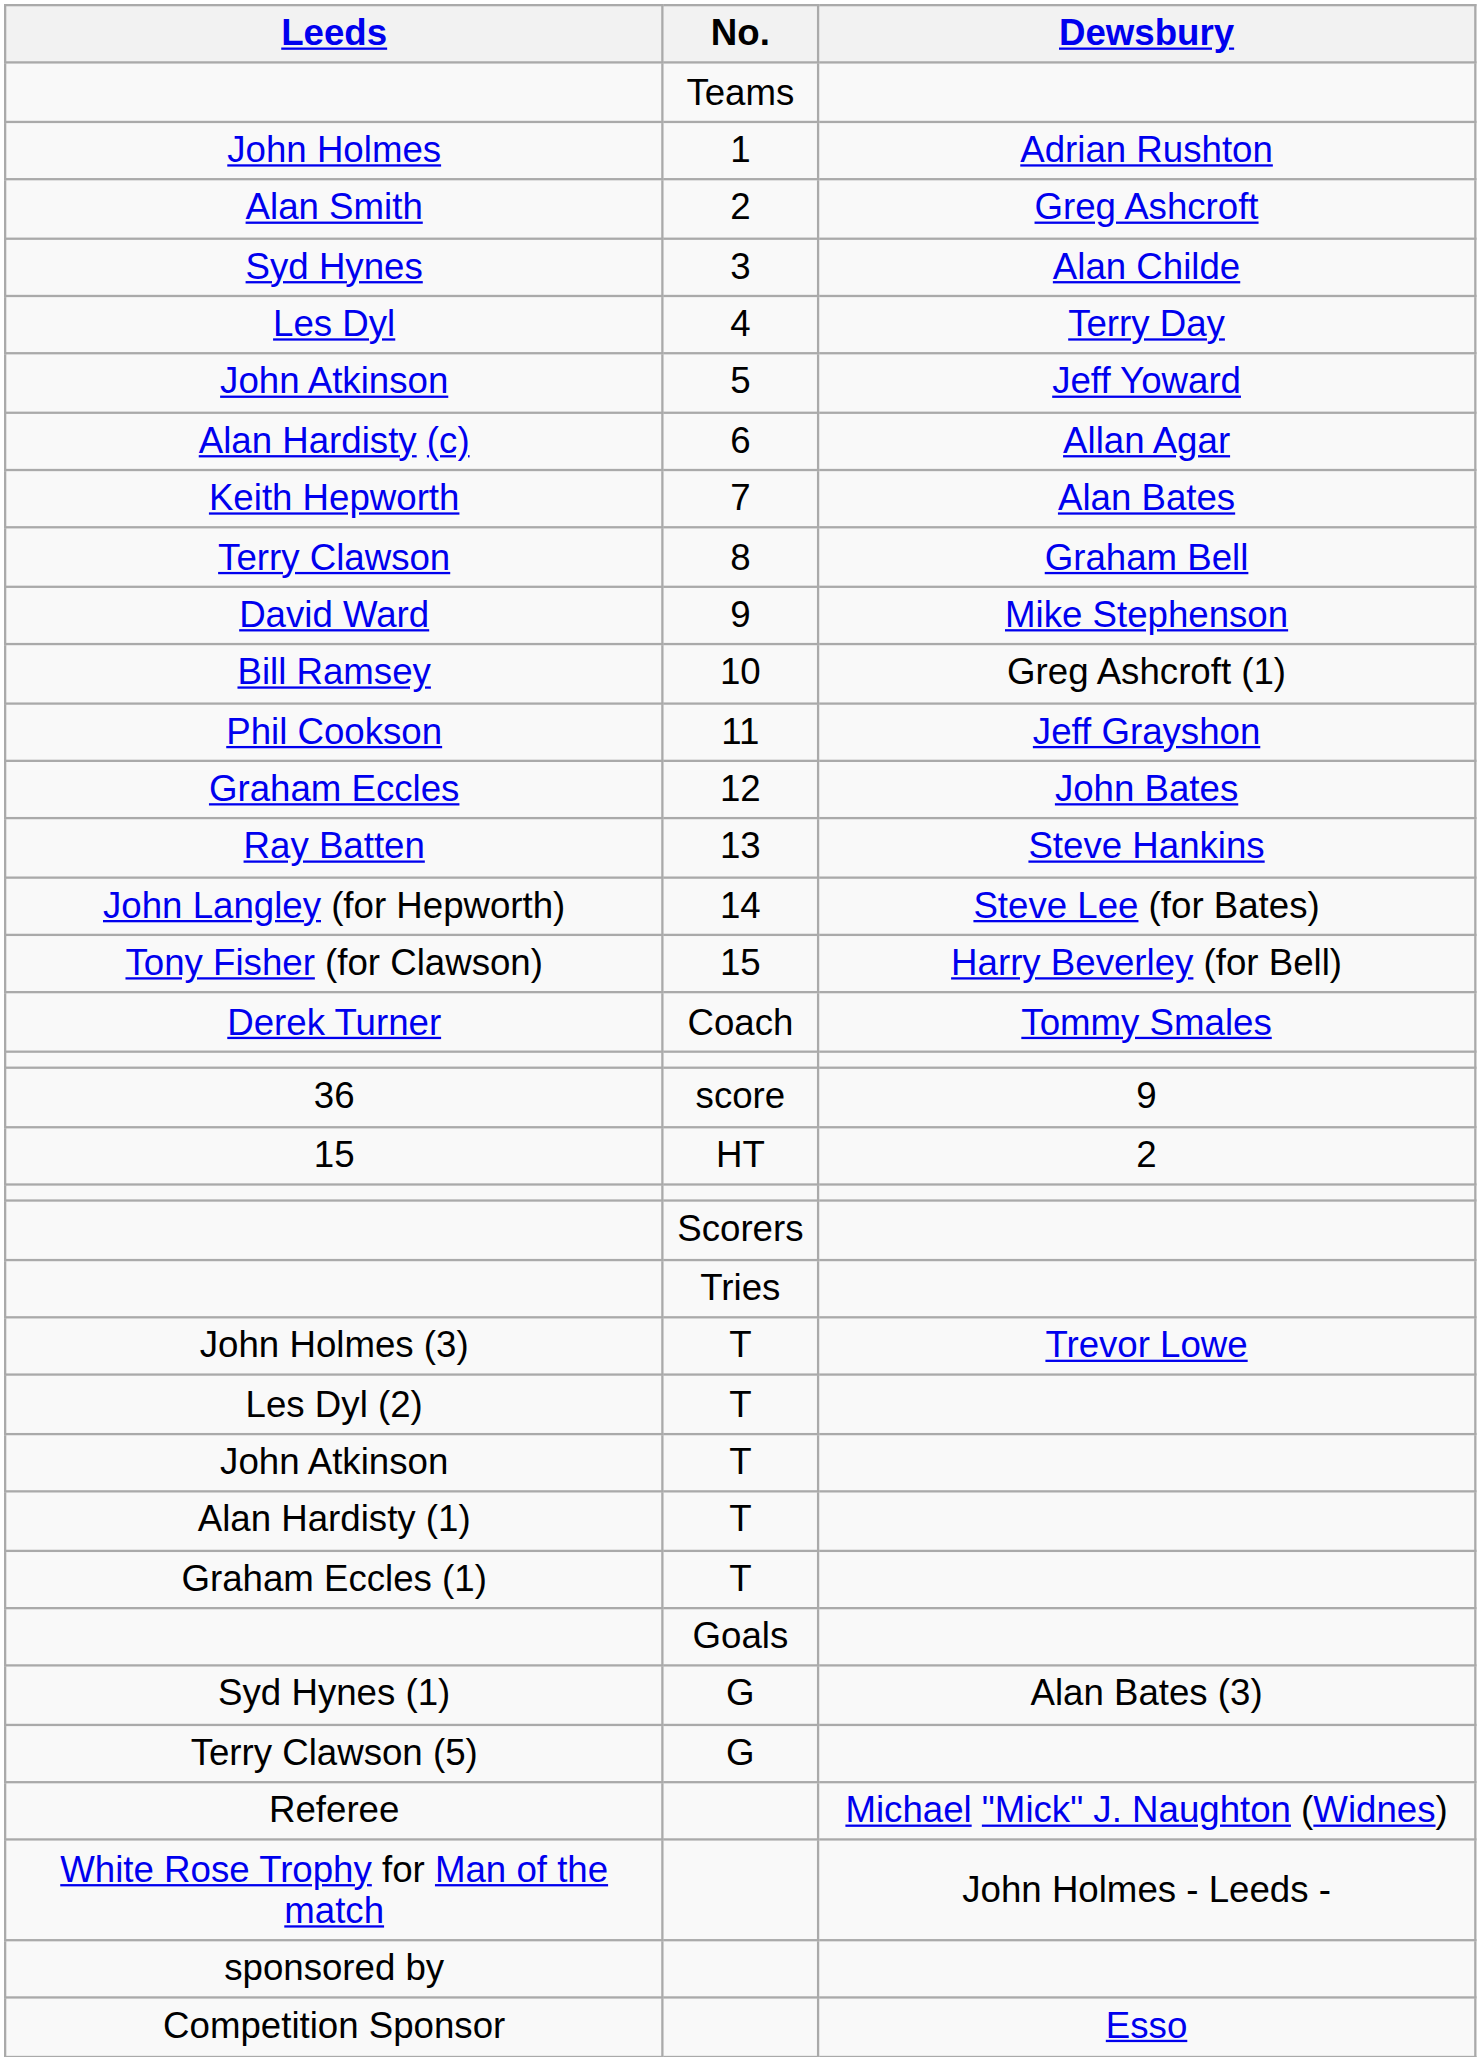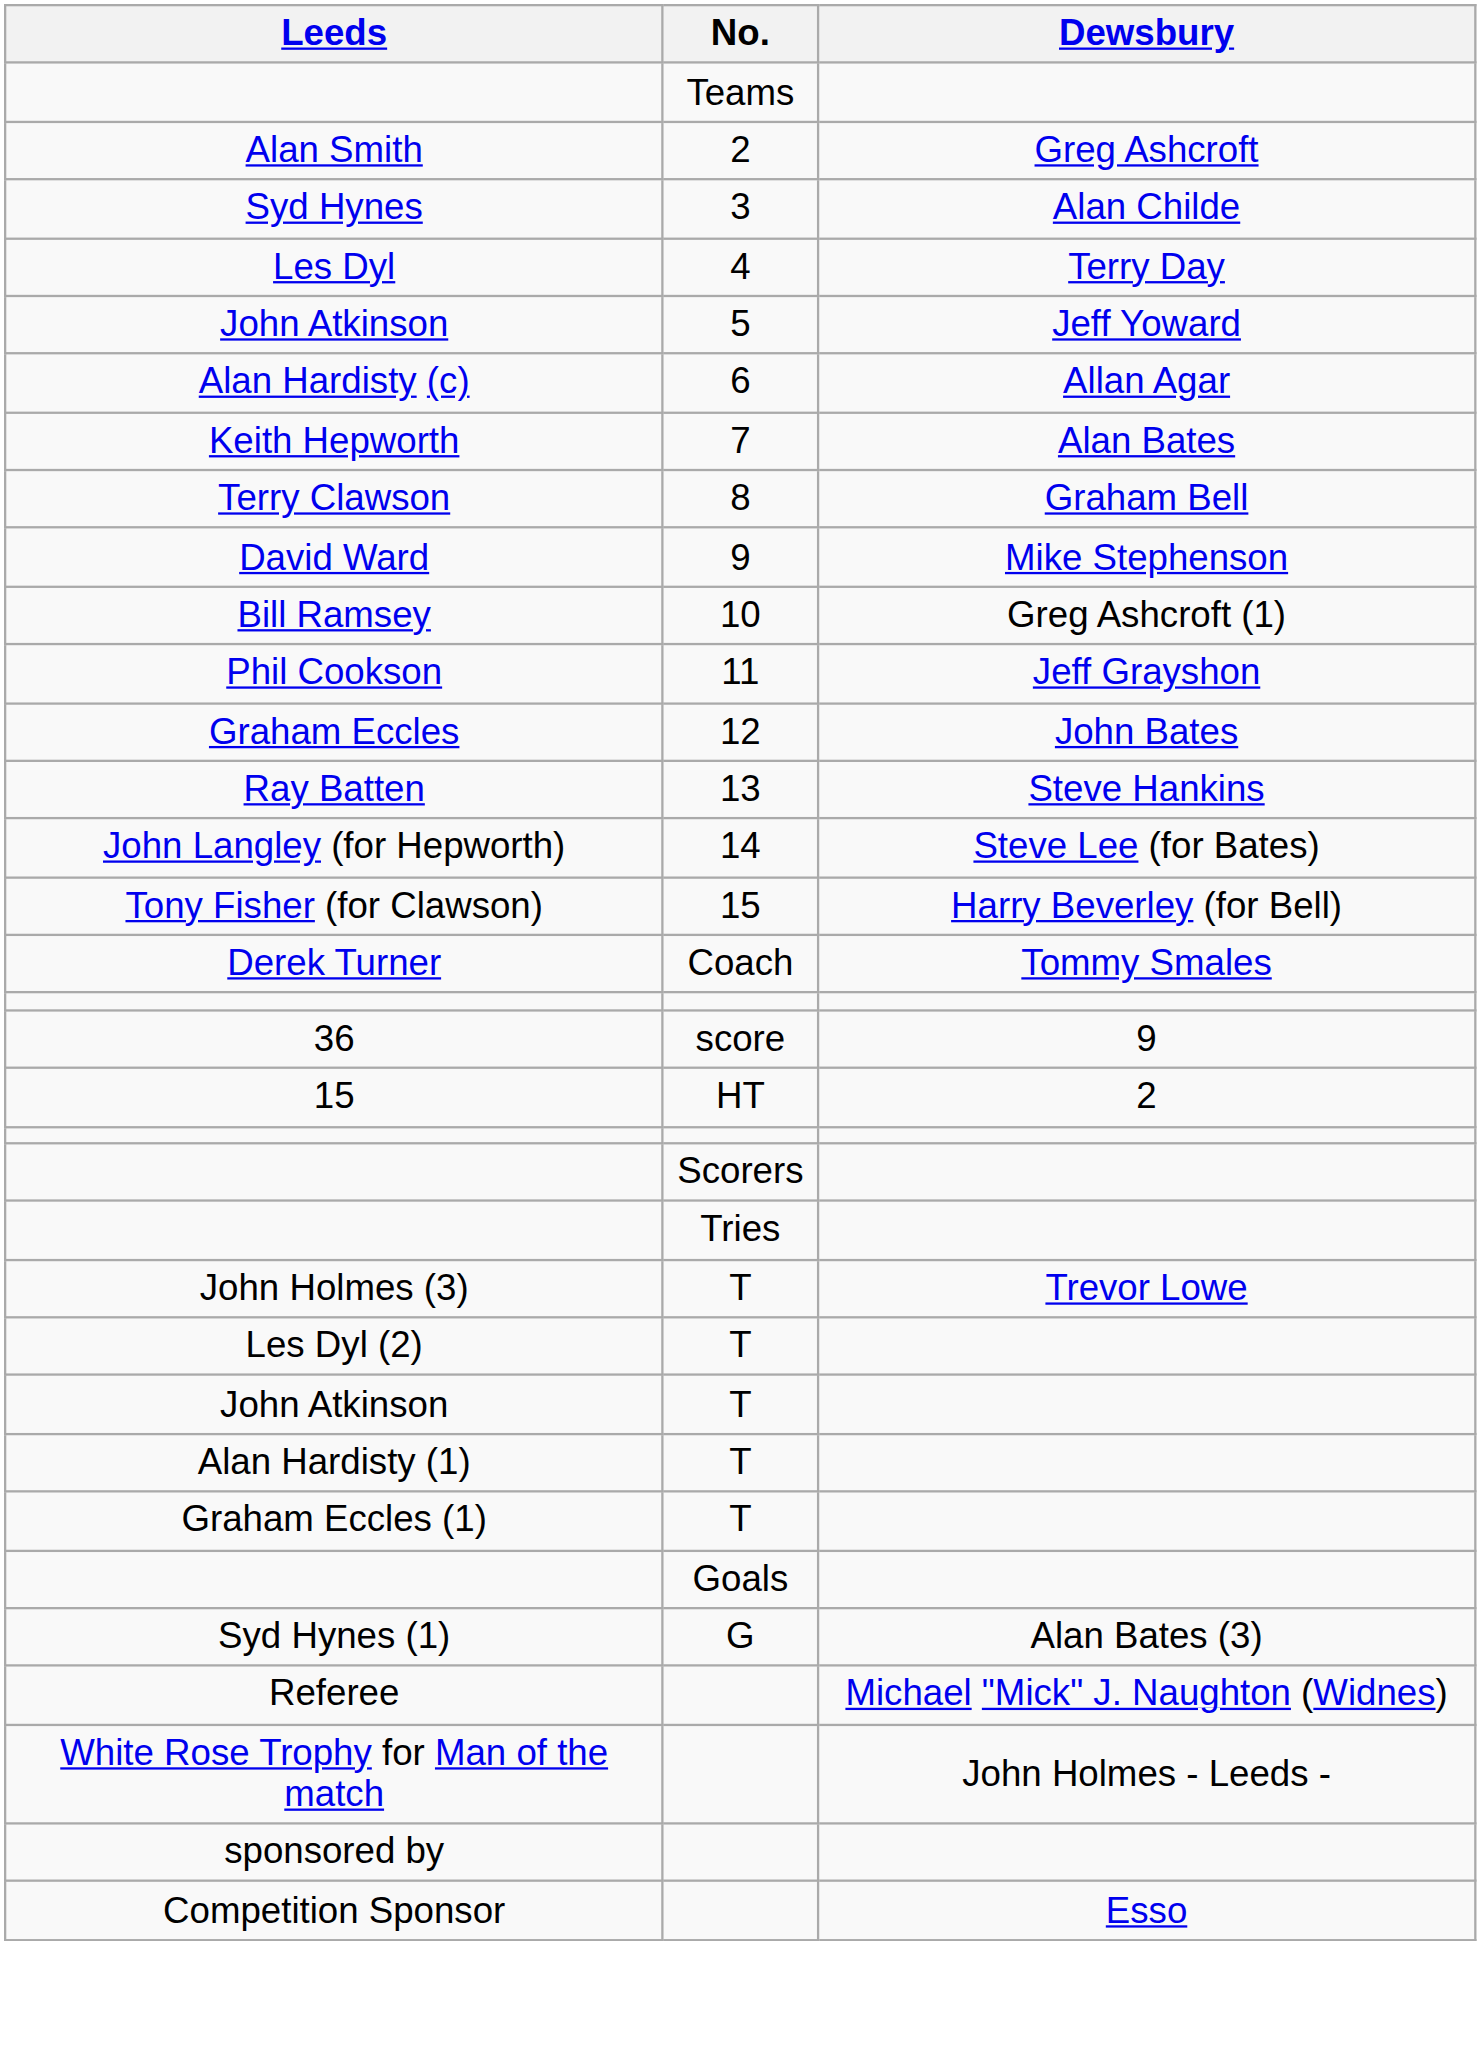- row: (334, 149)
- row: (334, 1752)
